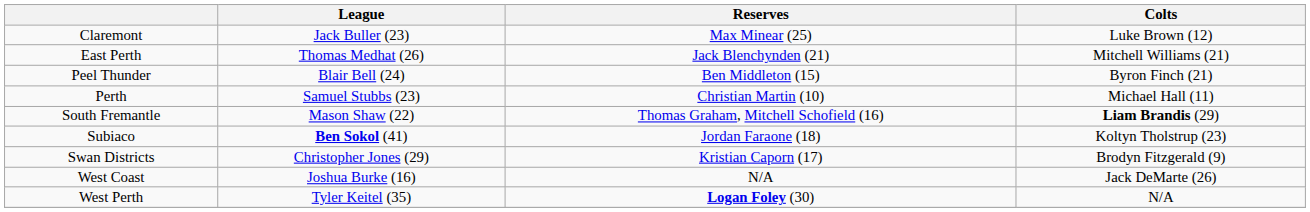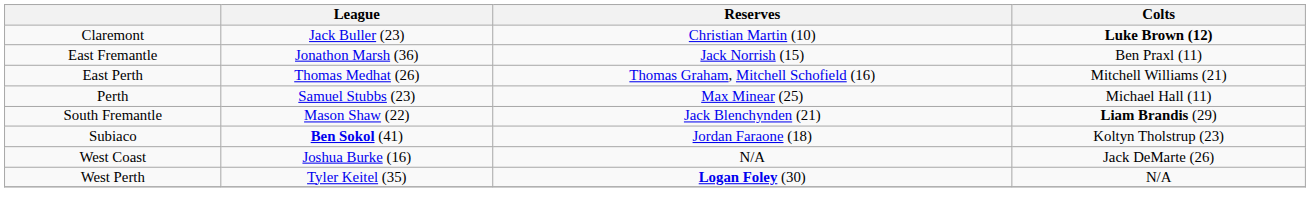(761, 35) Max Minear (25) -> (752, 35) Christian Martin (10)
(1161, 35) normal -> (1159, 35) bold
+ row: (113, 55)
(761, 55) Jack Blenchynden (21) -> (752, 75) Thomas Graham, Mitchell Schofield (16)
- row: (111, 75)
(761, 96) Christian Martin (10) -> (752, 96) Max Minear (25)
(761, 116) Thomas Graham, Mitchell Schofield (16) -> (752, 116) Jack Blenchynden (21)
- row: (111, 157)
